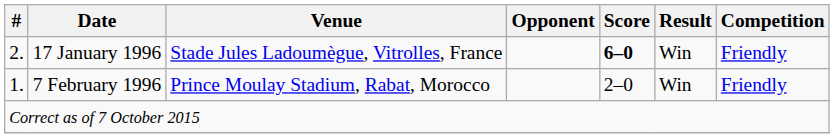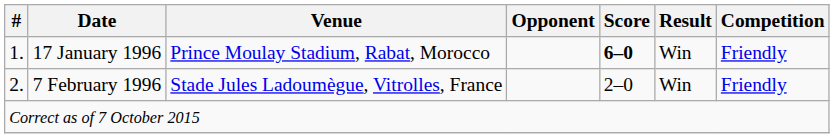(16, 52) 2. -> (16, 52) 1.
(336, 52) Stade Jules Ladoumègue, Vitrolles, France -> (330, 52) Prince Moulay Stadium, Rabat, Morocco
(16, 84) 1. -> (16, 84) 2.
(330, 84) Prince Moulay Stadium, Rabat, Morocco -> (336, 84) Stade Jules Ladoumègue, Vitrolles, France
